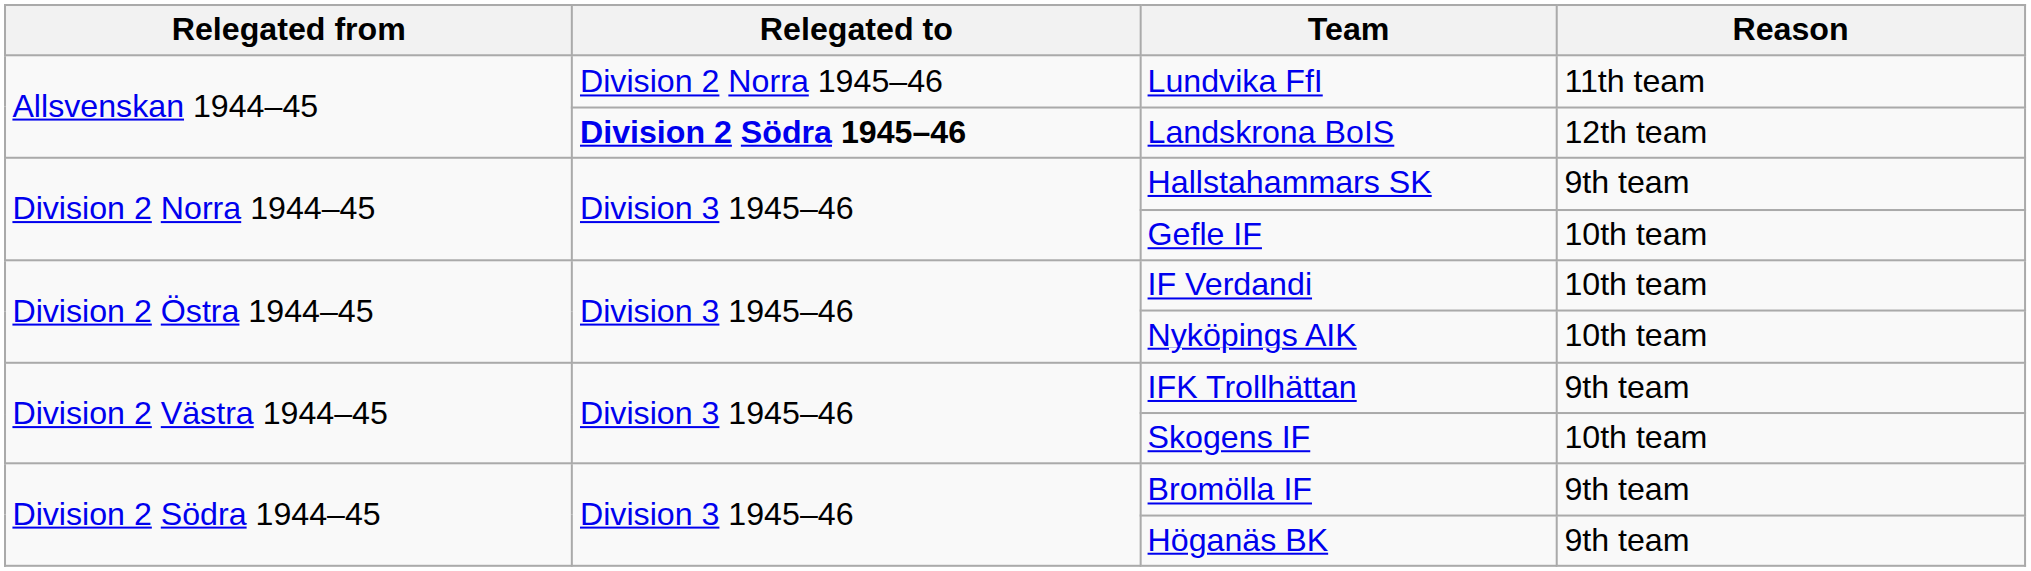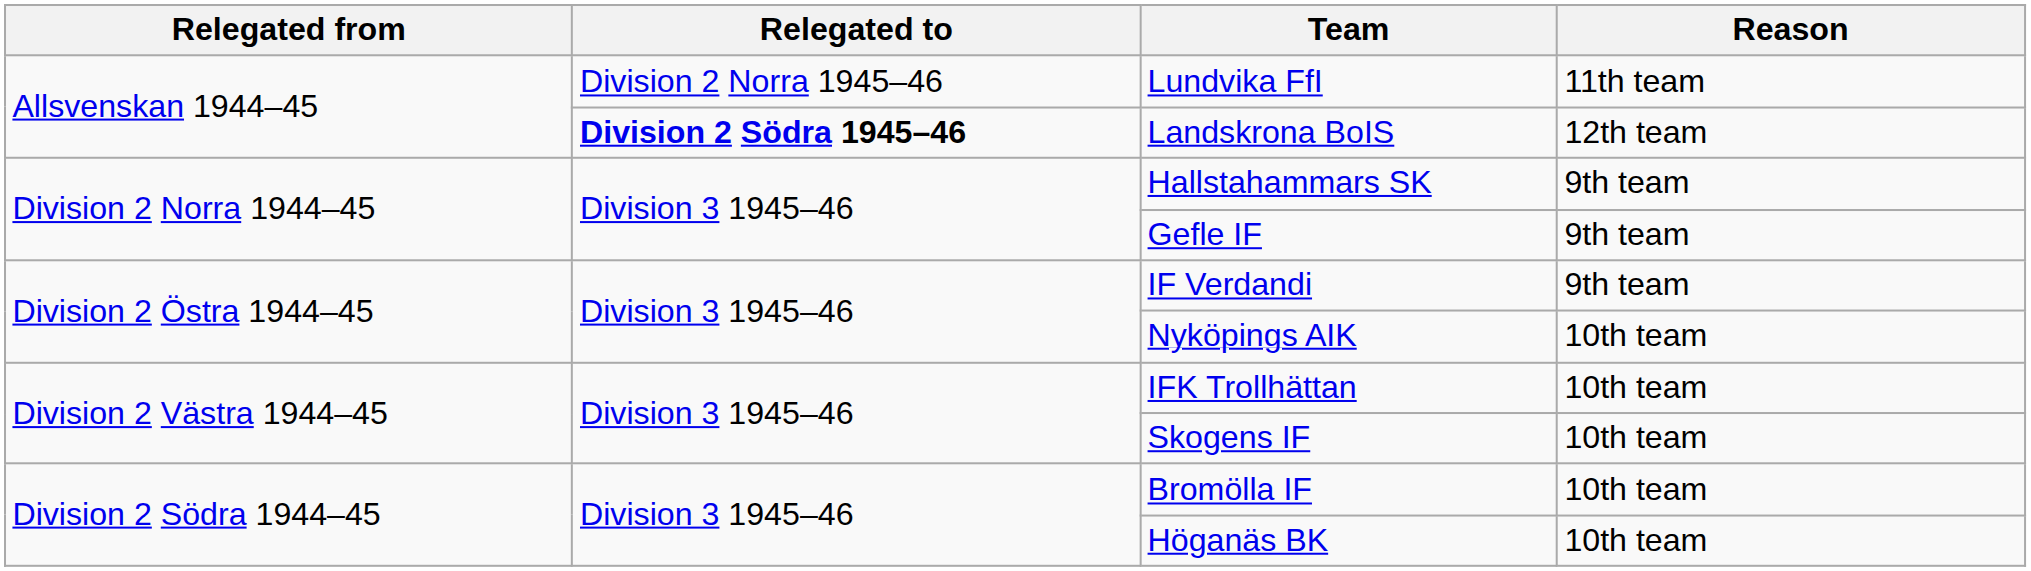(1636, 234) 10th team -> (1627, 234) 9th team
(1636, 285) 10th team -> (1627, 285) 9th team
(1627, 387) 9th team -> (1636, 387) 10th team
(1627, 489) 9th team -> (1636, 489) 10th team
(1627, 540) 9th team -> (1636, 540) 10th team
